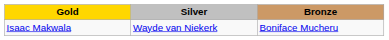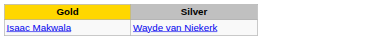- column: (321, 12)
